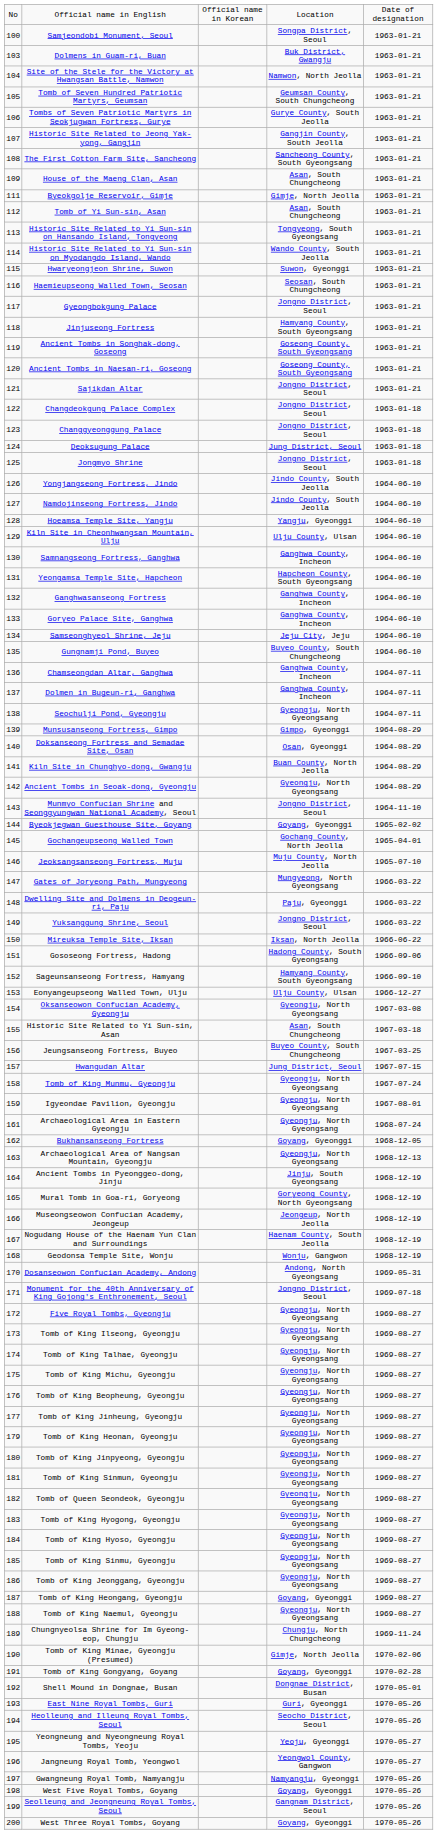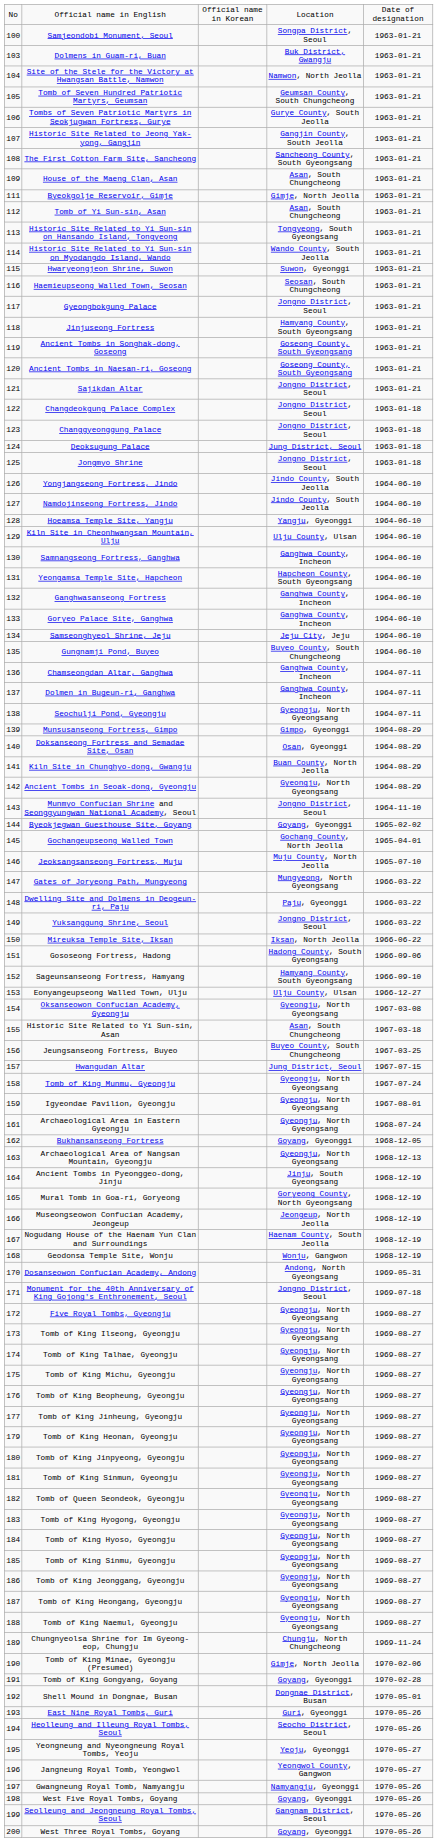(315, 1598) Goyang, Gyeonggi -> (315, 1602) Gyeongju, North Gyeongsang
